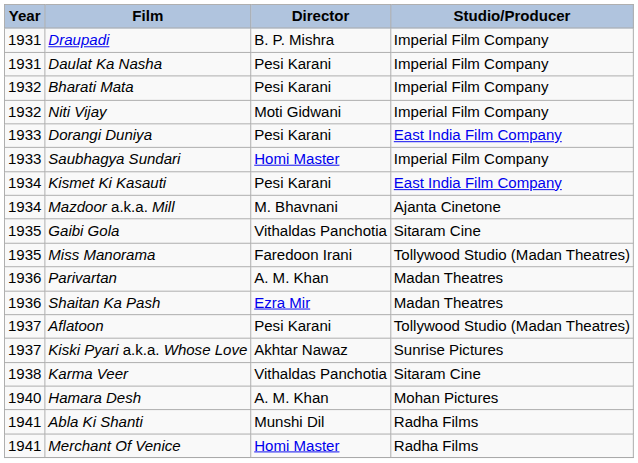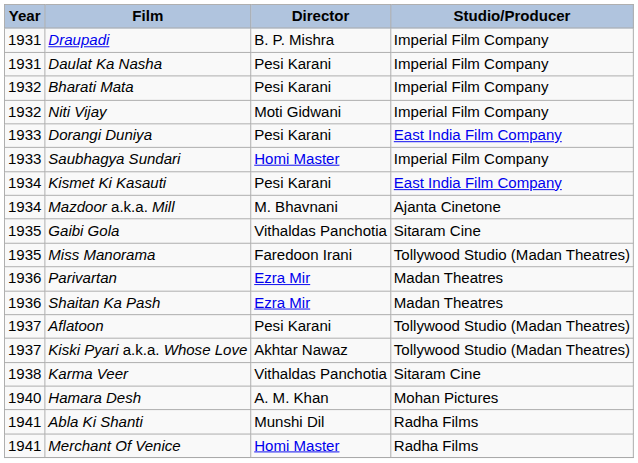(291, 278) A. M. Khan -> (282, 278) Ezra Mir
(449, 350) Sunrise Pictures -> (512, 350) Tollywood Studio (Madan Theatres)
